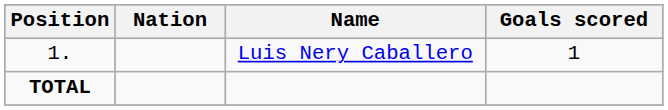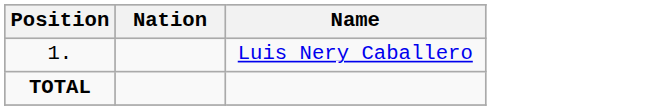- column: (574, 22)
